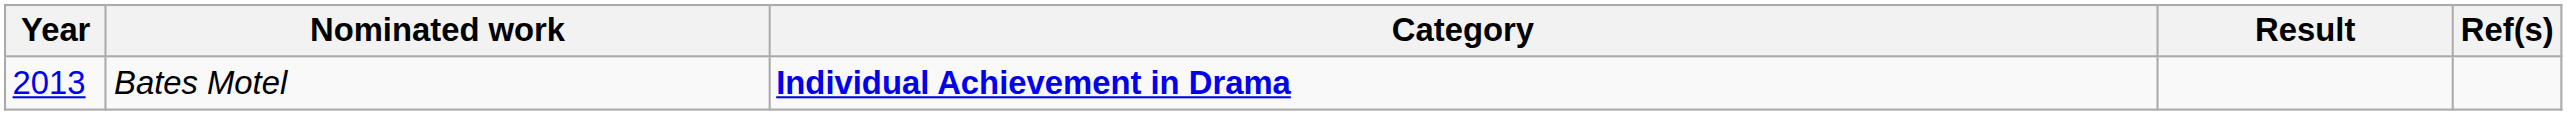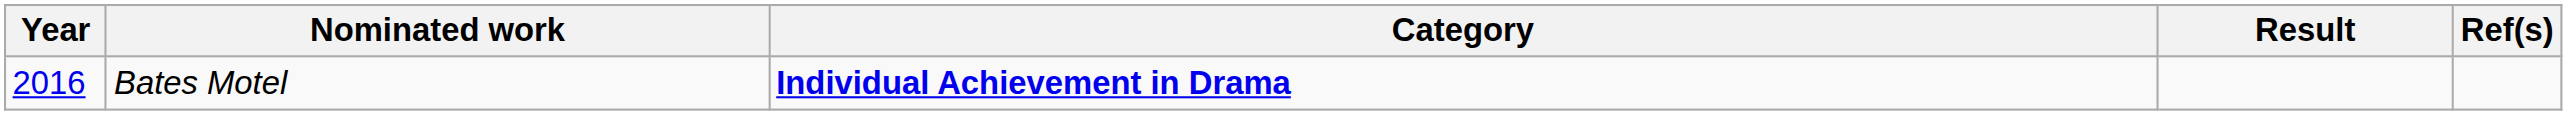(49, 82) 2013 -> (49, 82) 2016
